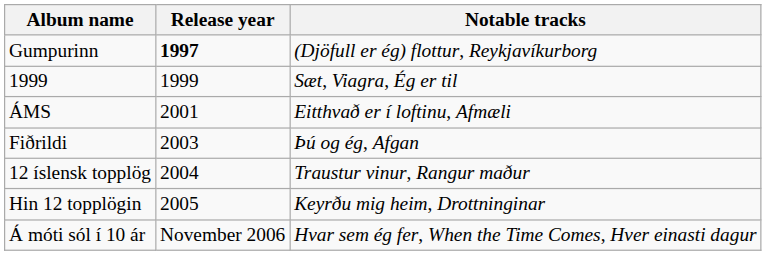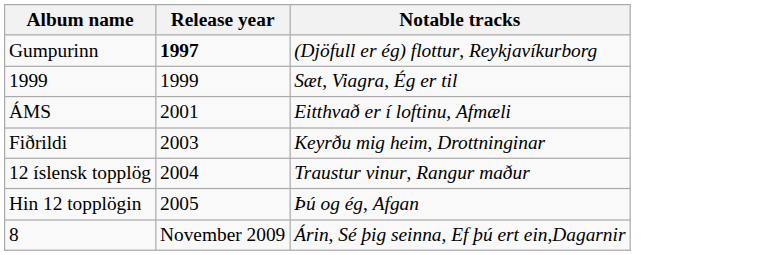(357, 142) Þú og ég, Afgan -> (420, 142) Keyrðu mig heim, Drottninginar
(420, 204) Keyrðu mig heim, Drottninginar -> (357, 204) Þú og ég, Afgan
- row: (77, 234)
+ row: (14, 234)
